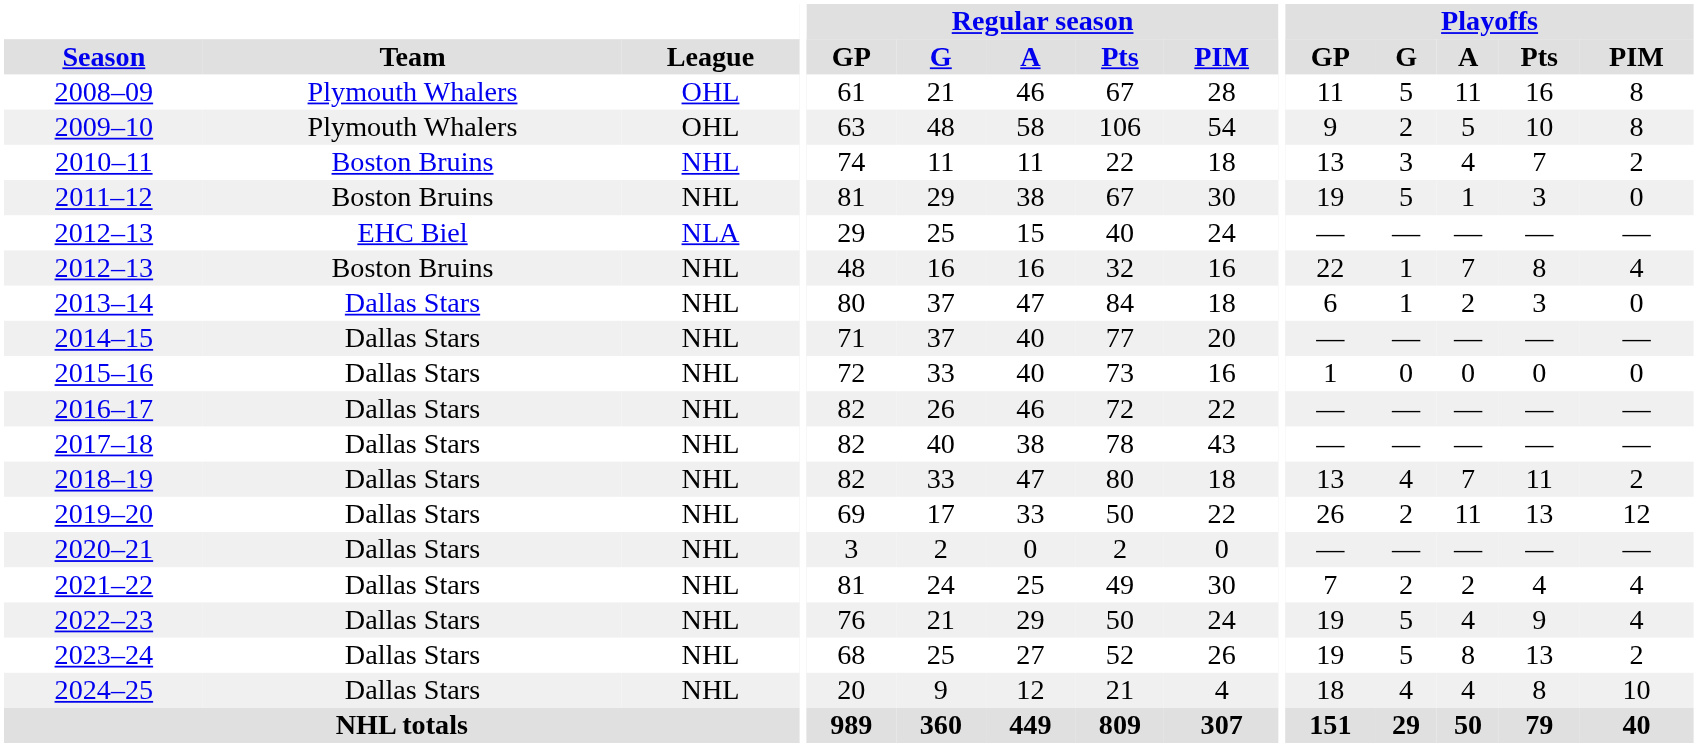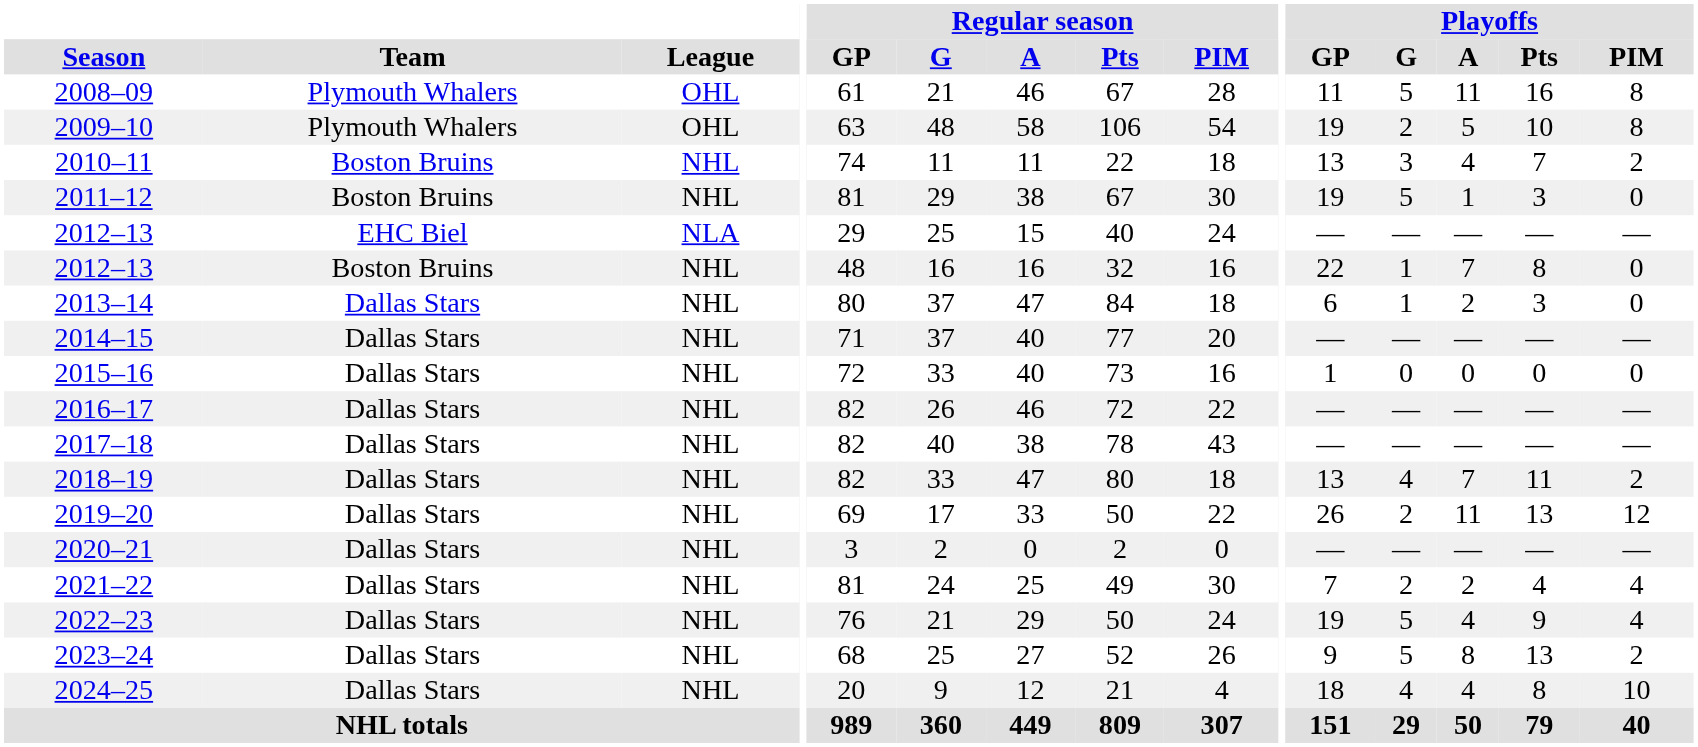(1330, 126) 9 -> (1330, 126) 19
(1637, 267) 4 -> (1637, 267) 0
(1330, 654) 19 -> (1330, 654) 9
